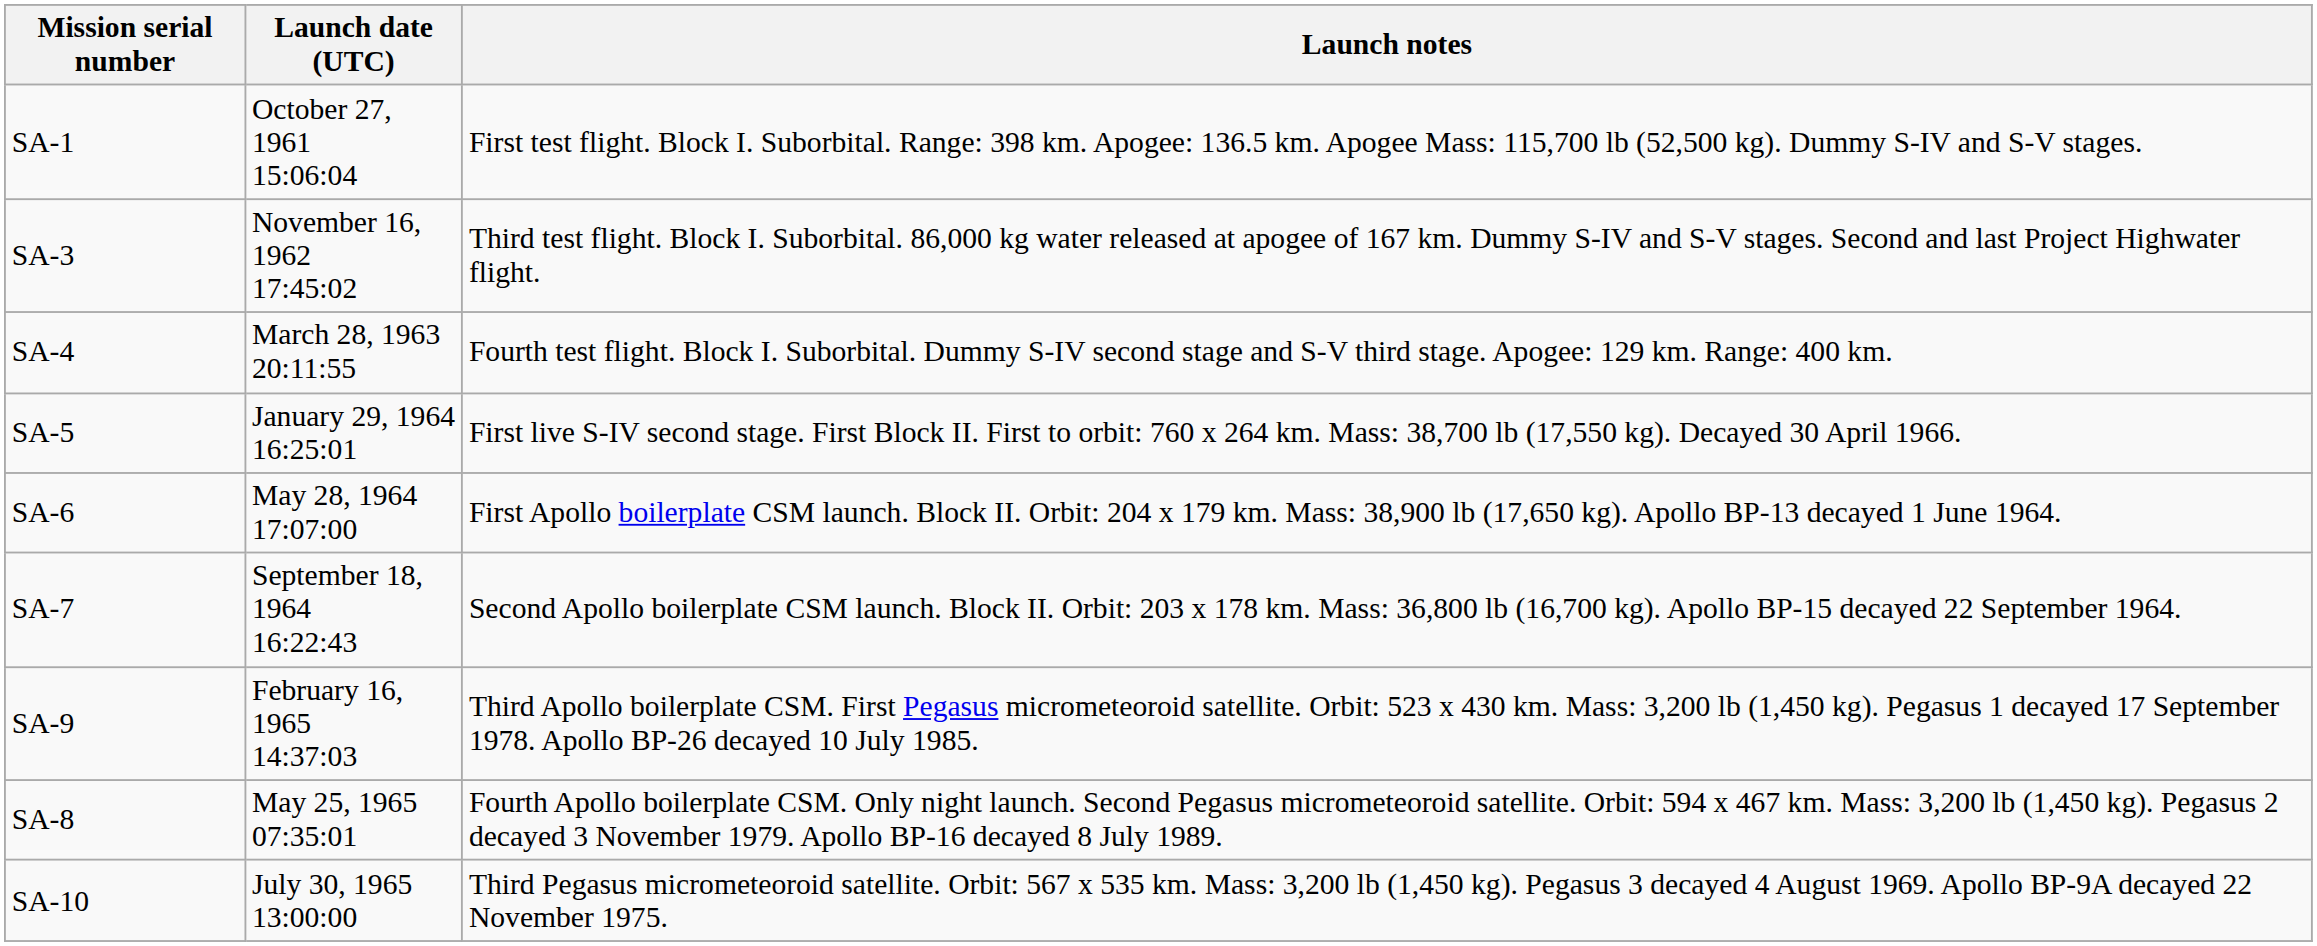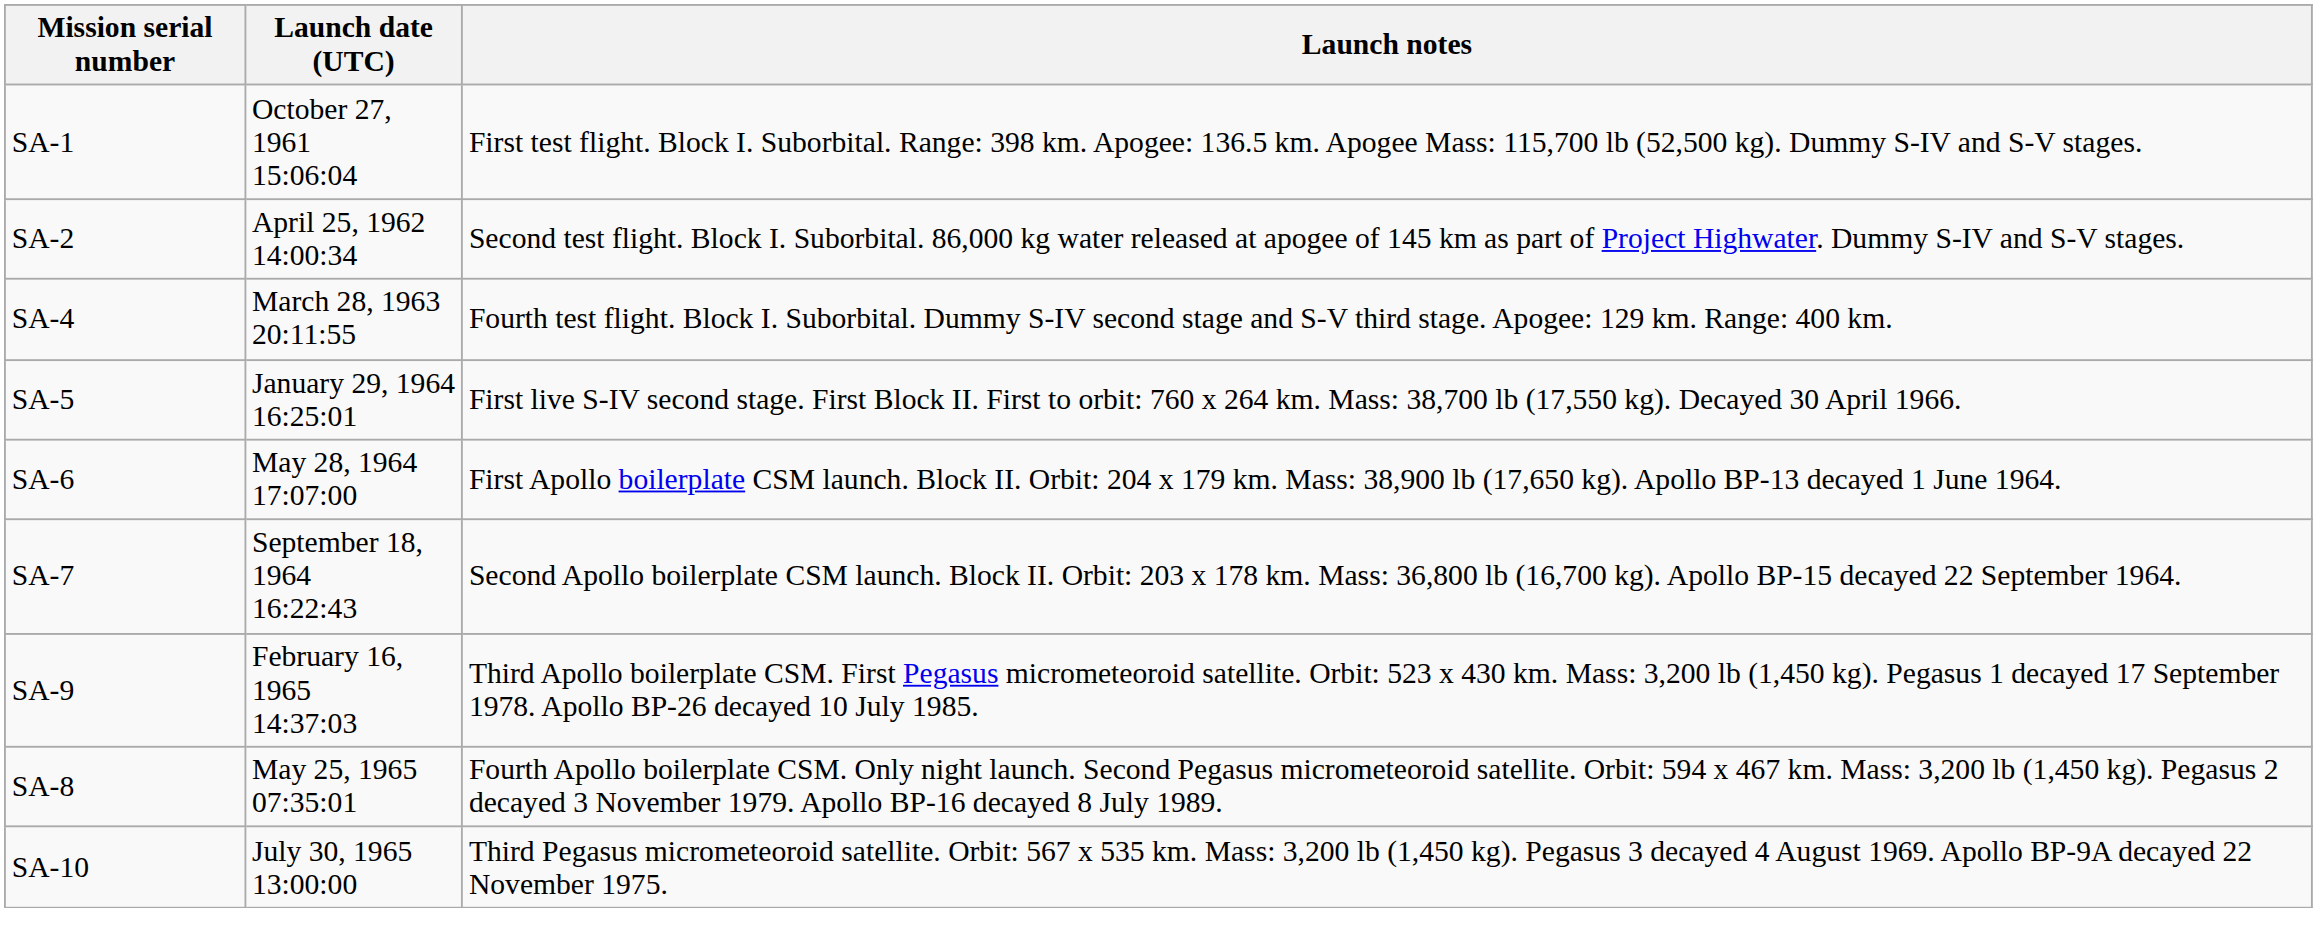+ row: (43, 238)
- row: (43, 255)
